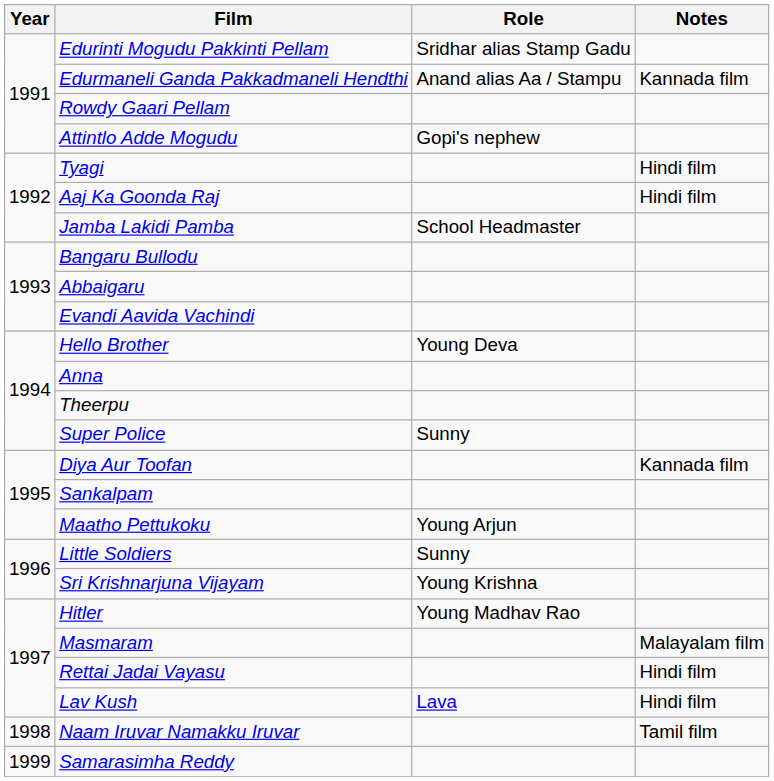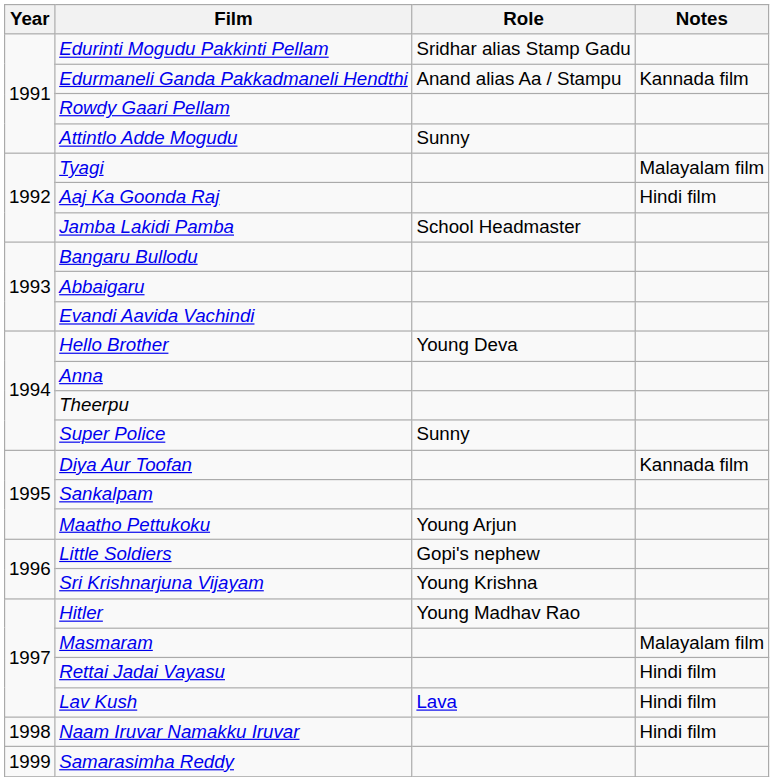(478, 138) Gopi's nephew -> (443, 138) Sunny
(678, 167) Hindi film -> (702, 167) Malayalam film
(443, 553) Sunny -> (478, 553) Gopi's nephew
(678, 731) Tamil film -> (678, 731) Hindi film
